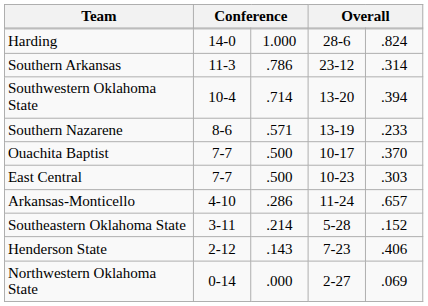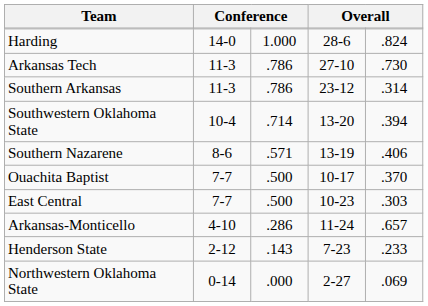+ row: (52, 65)
(394, 129) .233 -> (394, 153) .406
- row: (97, 225)
(394, 248) .406 -> (394, 248) .233
